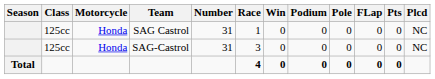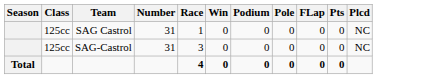- column: (101, 13)
